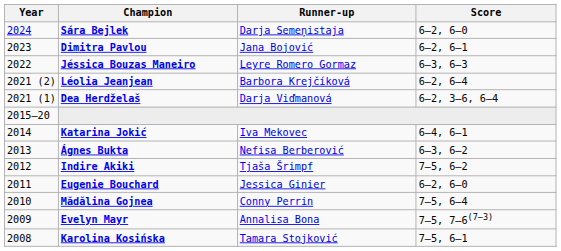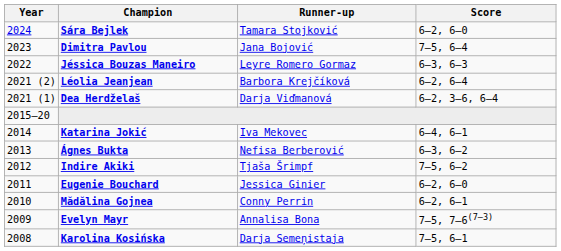(292, 30) Darja Semeņistaja -> (289, 30) Tamara Stojković
(443, 47) 6–2, 6–1 -> (443, 47) 7–5, 6–4
(443, 201) 7–5, 6–4 -> (443, 201) 6–2, 6–1
(289, 238) Tamara Stojković -> (292, 238) Darja Semeņistaja
